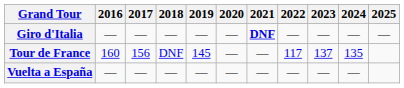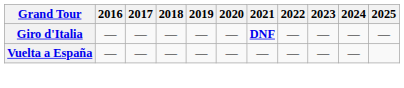- row: (50, 53)
